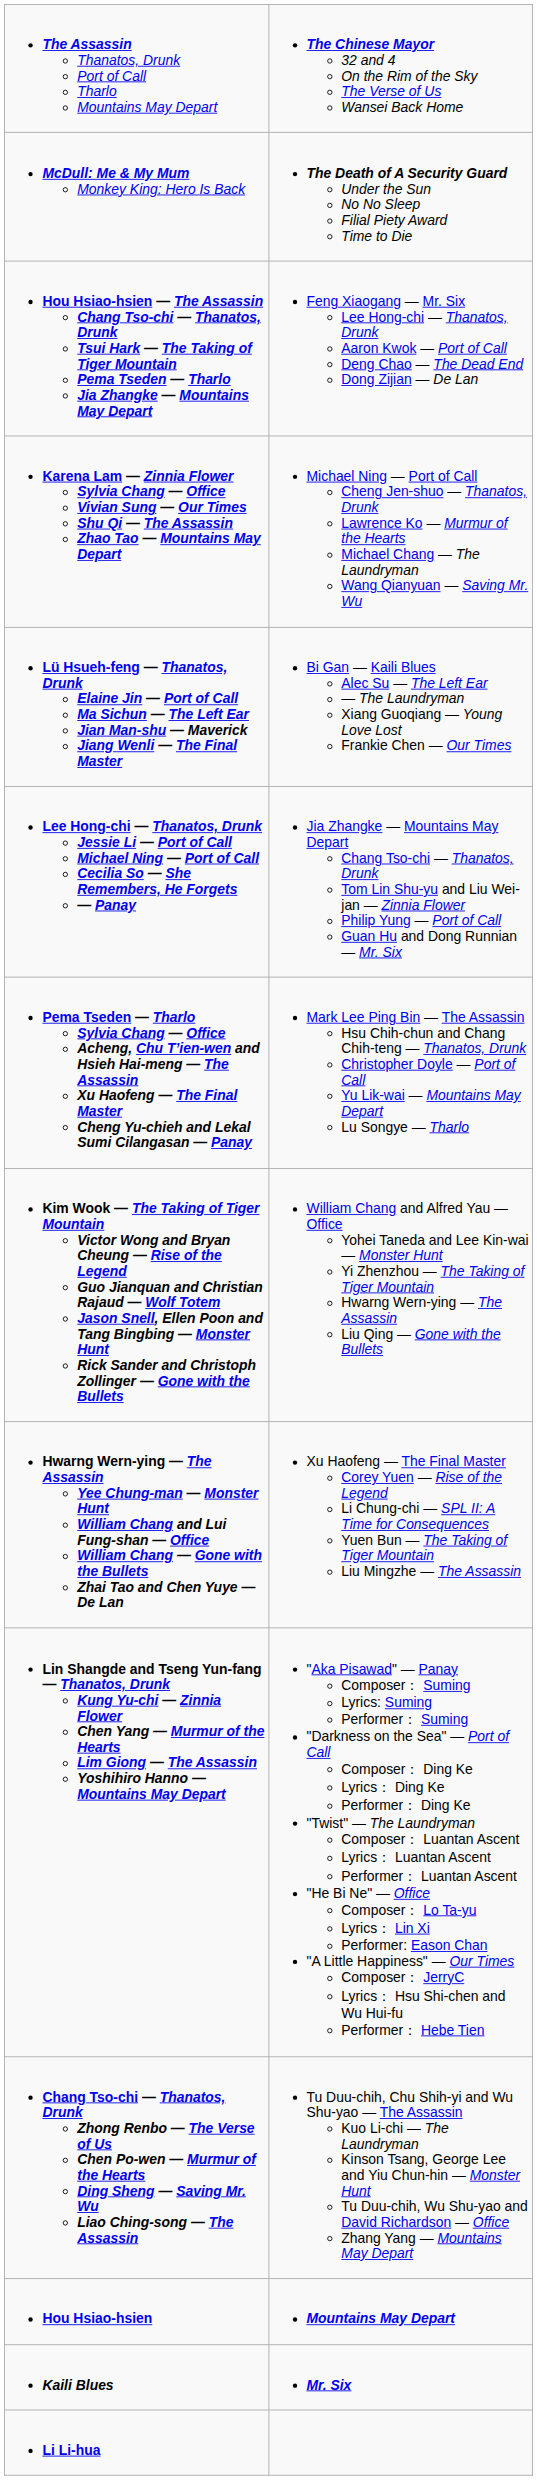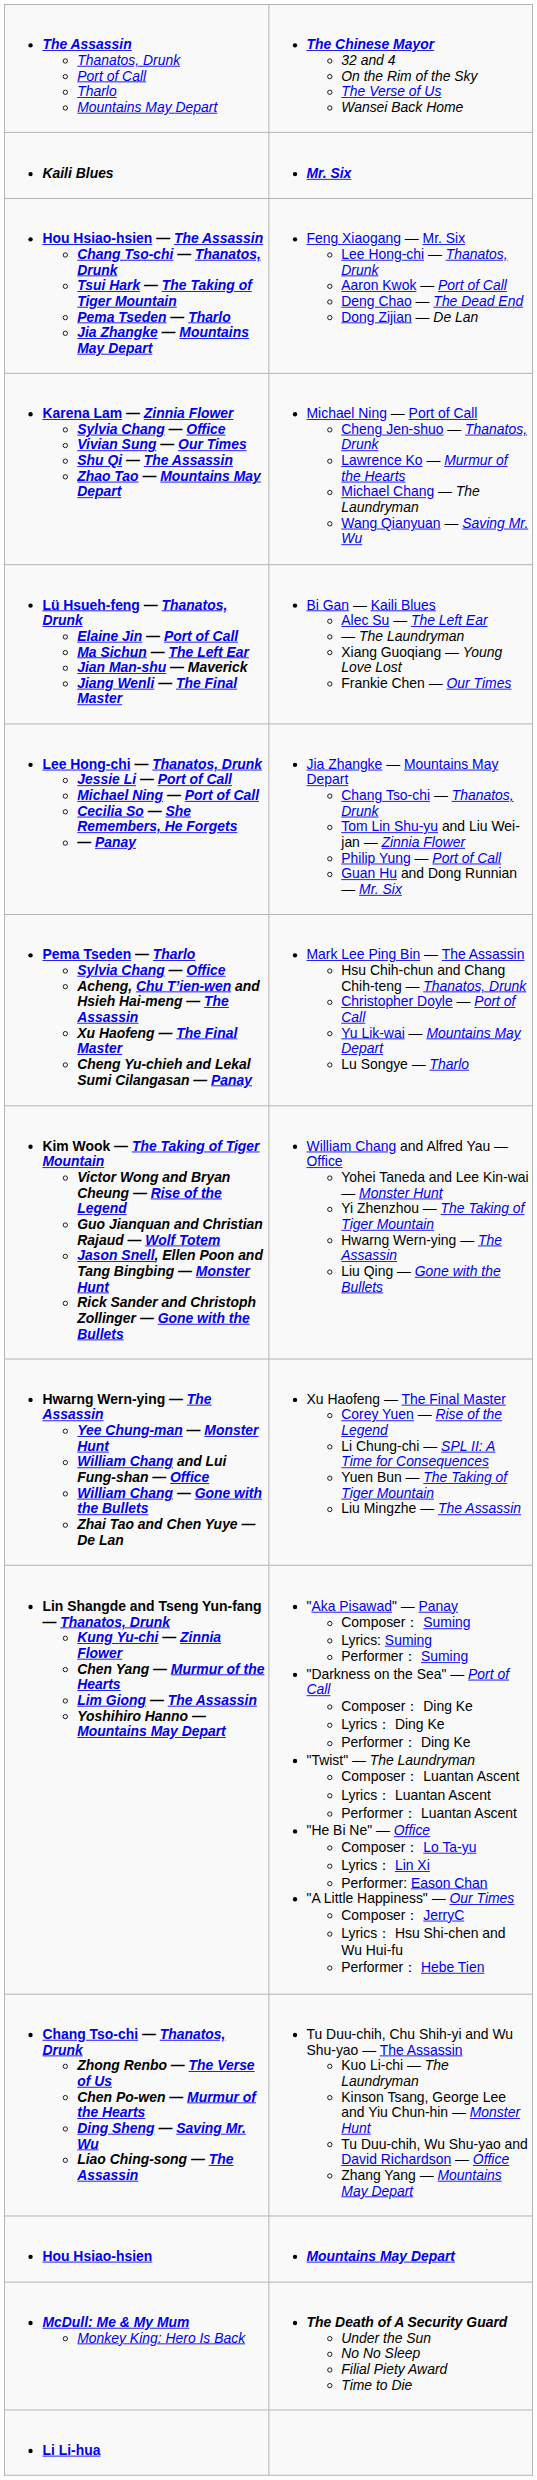rows swapped: (136, 181) <-> (136, 2385)
